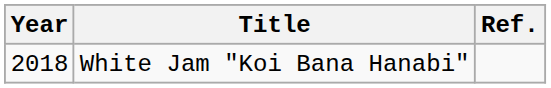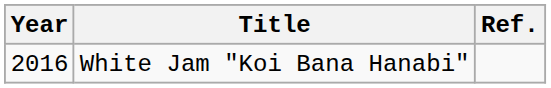(40, 64) 2018 -> (40, 64) 2016
